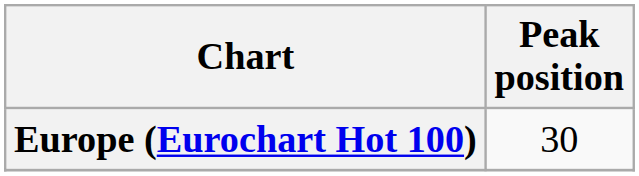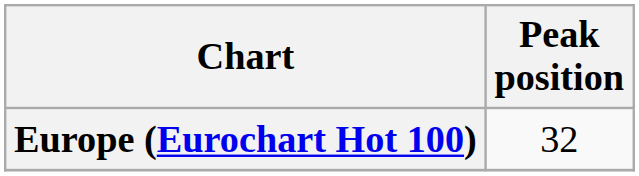(559, 138) 30 -> (559, 138) 32
